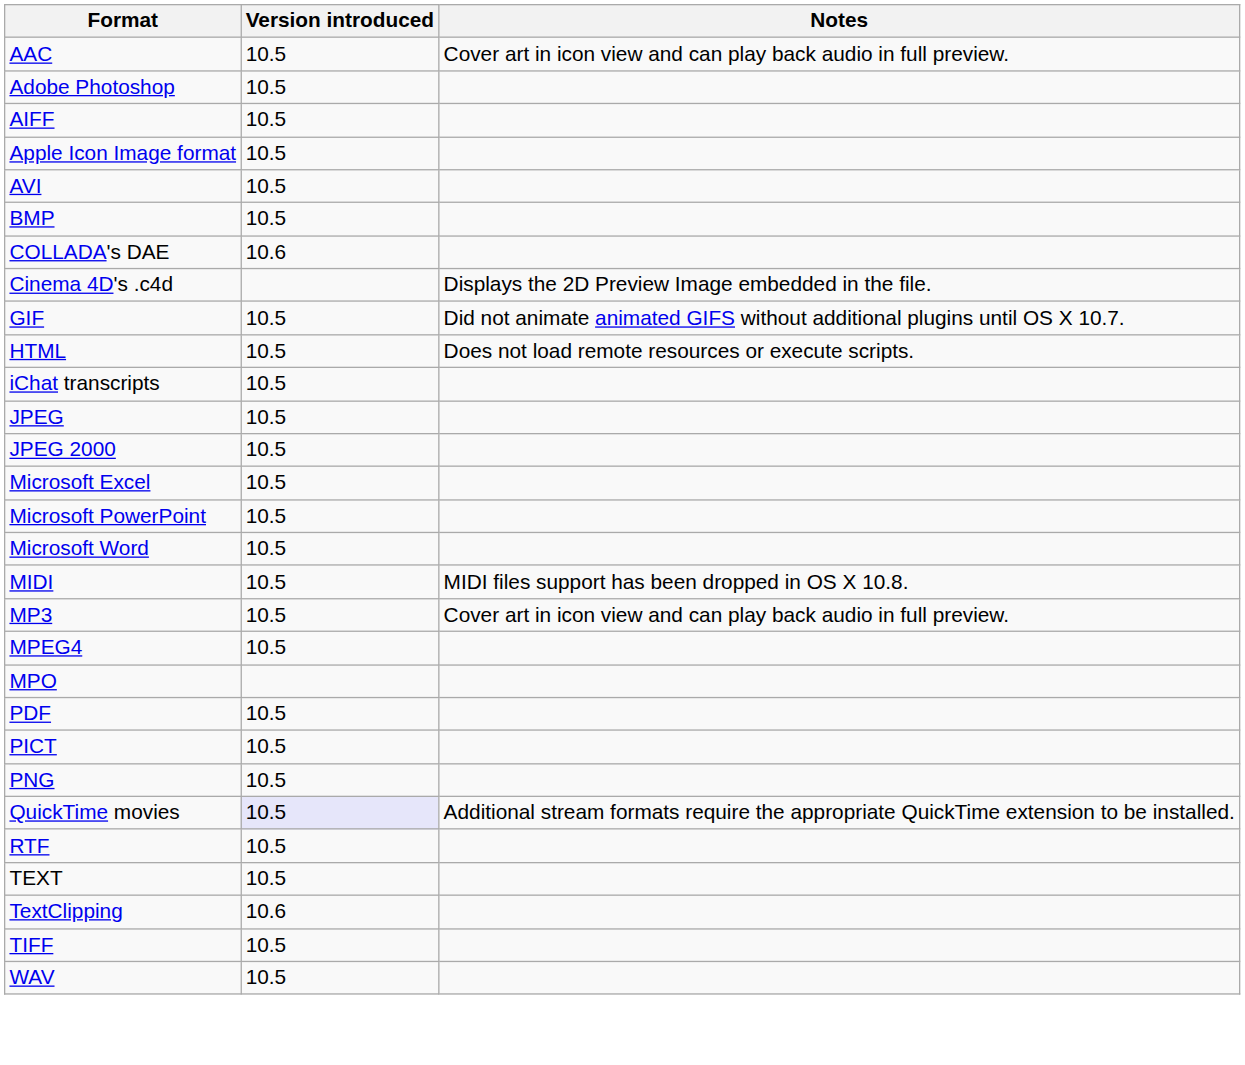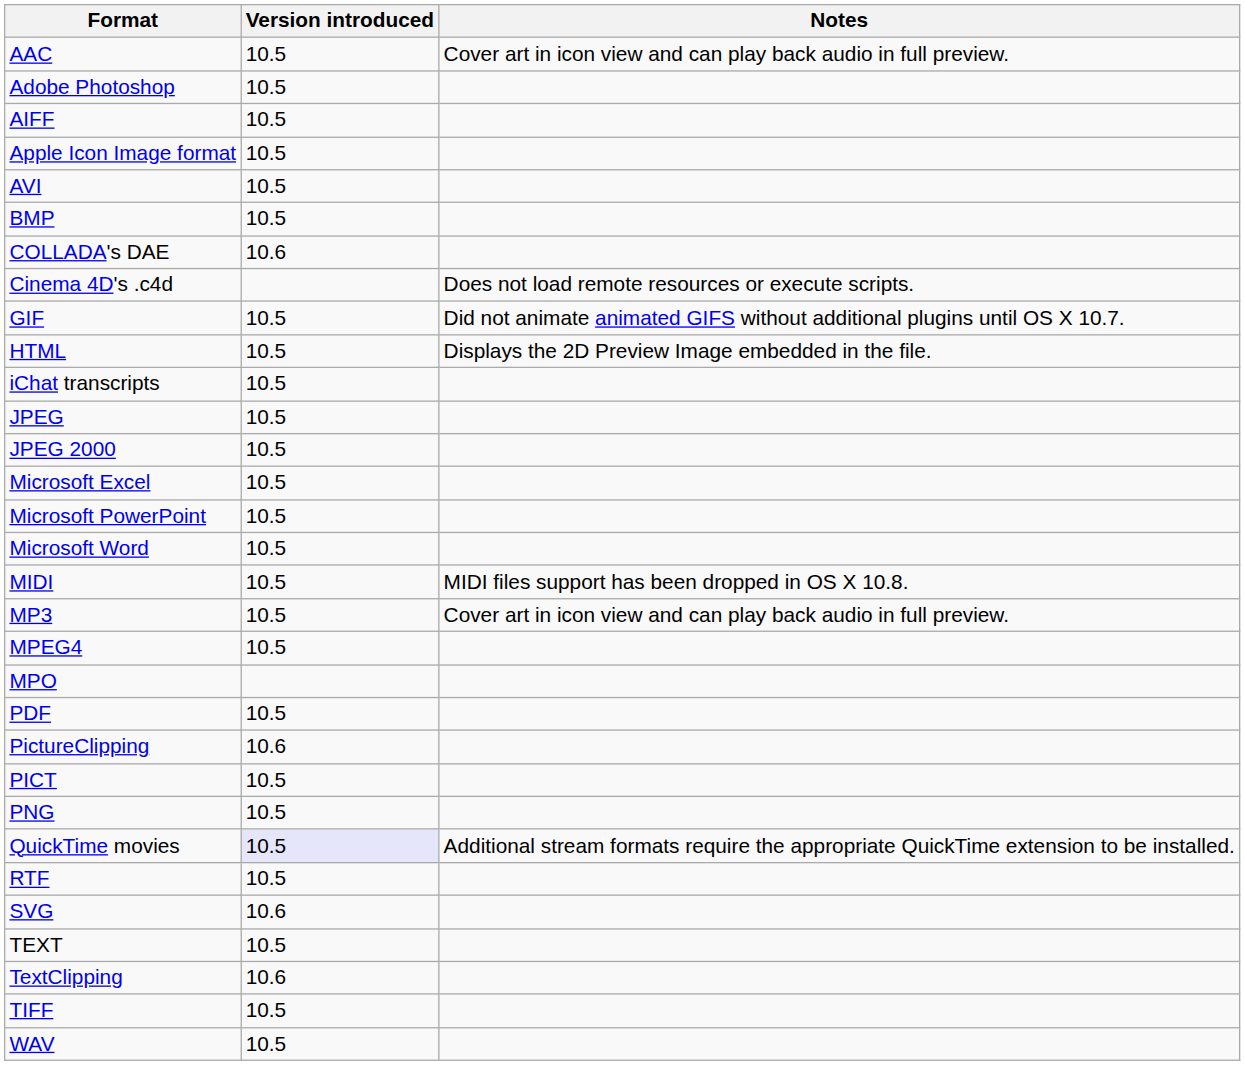(688, 284) Displays the 2D Preview Image embedded in the file. -> (679, 284) Does not load remote resources or execute scripts.
(679, 350) Does not load remote resources or execute scripts. -> (688, 350) Displays the 2D Preview Image embedded in the file.
+ row: (79, 746)
+ row: (31, 911)
